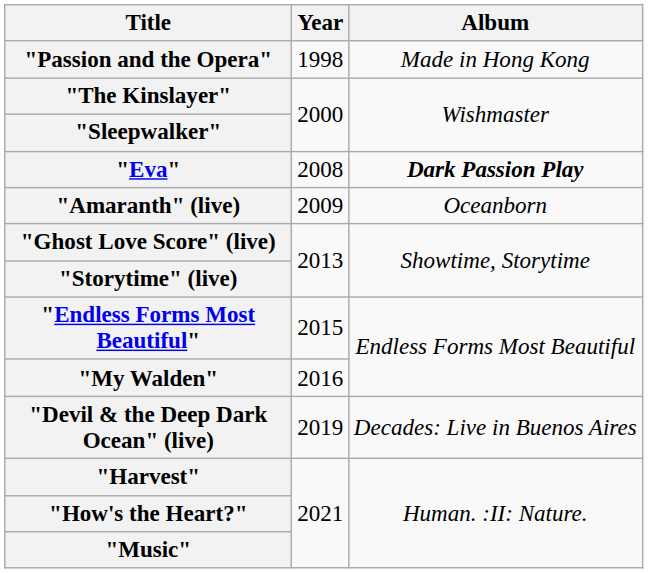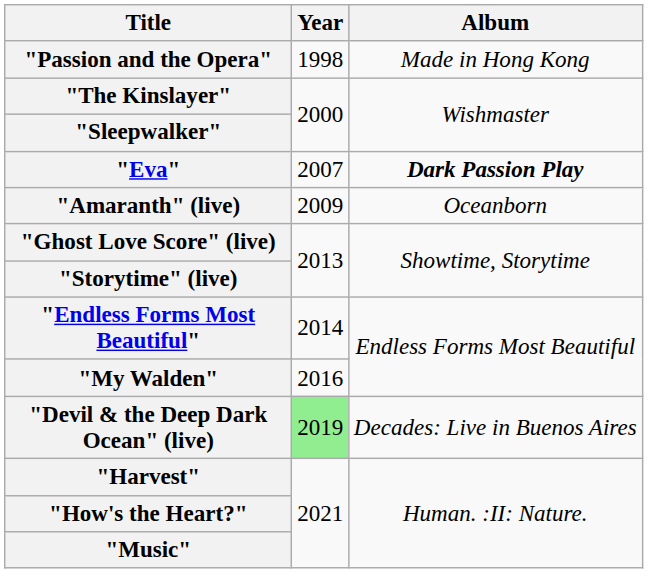(320, 168) 2008 -> (320, 168) 2007
(320, 328) 2015 -> (320, 328) 2014
(320, 427) no background -> (320, 427) lightgreen background
